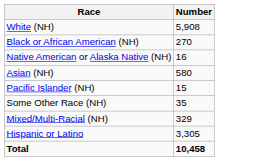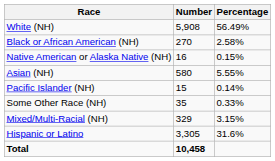+ column: (242, 12)
